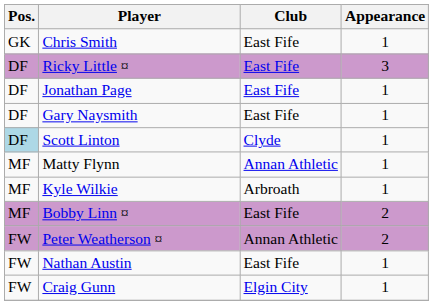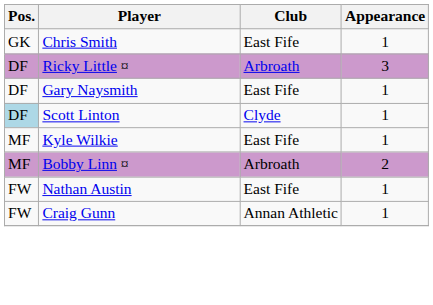(271, 66) East Fife -> (272, 66) Arbroath
- row: (87, 90)
- row: (81, 164)
(272, 189) Arbroath -> (271, 139) East Fife
(271, 213) East Fife -> (272, 164) Arbroath
- row: (102, 238)
(276, 287) Elgin City -> (291, 213) Annan Athletic
